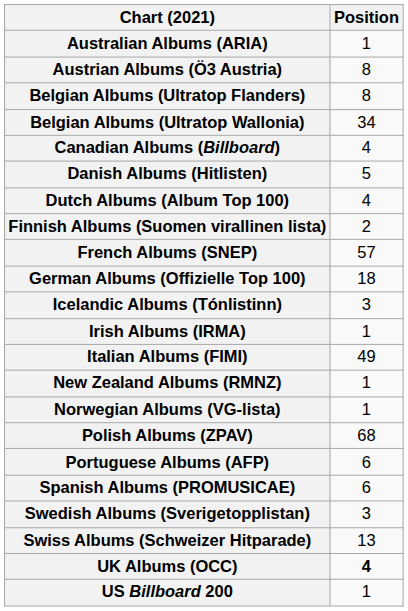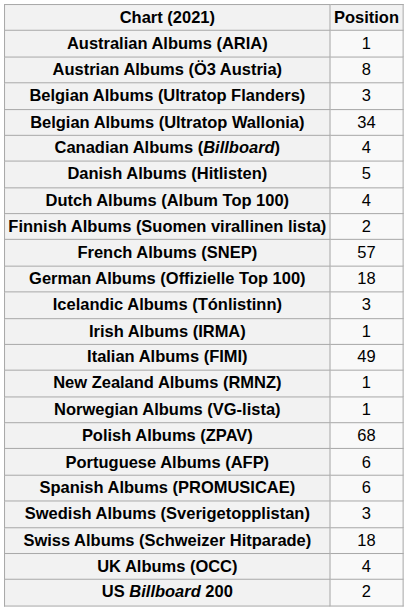(366, 95) 8 -> (366, 95) 3
(366, 540) 13 -> (366, 540) 18
(366, 566) bold -> (366, 566) normal
(366, 592) 1 -> (366, 592) 2
